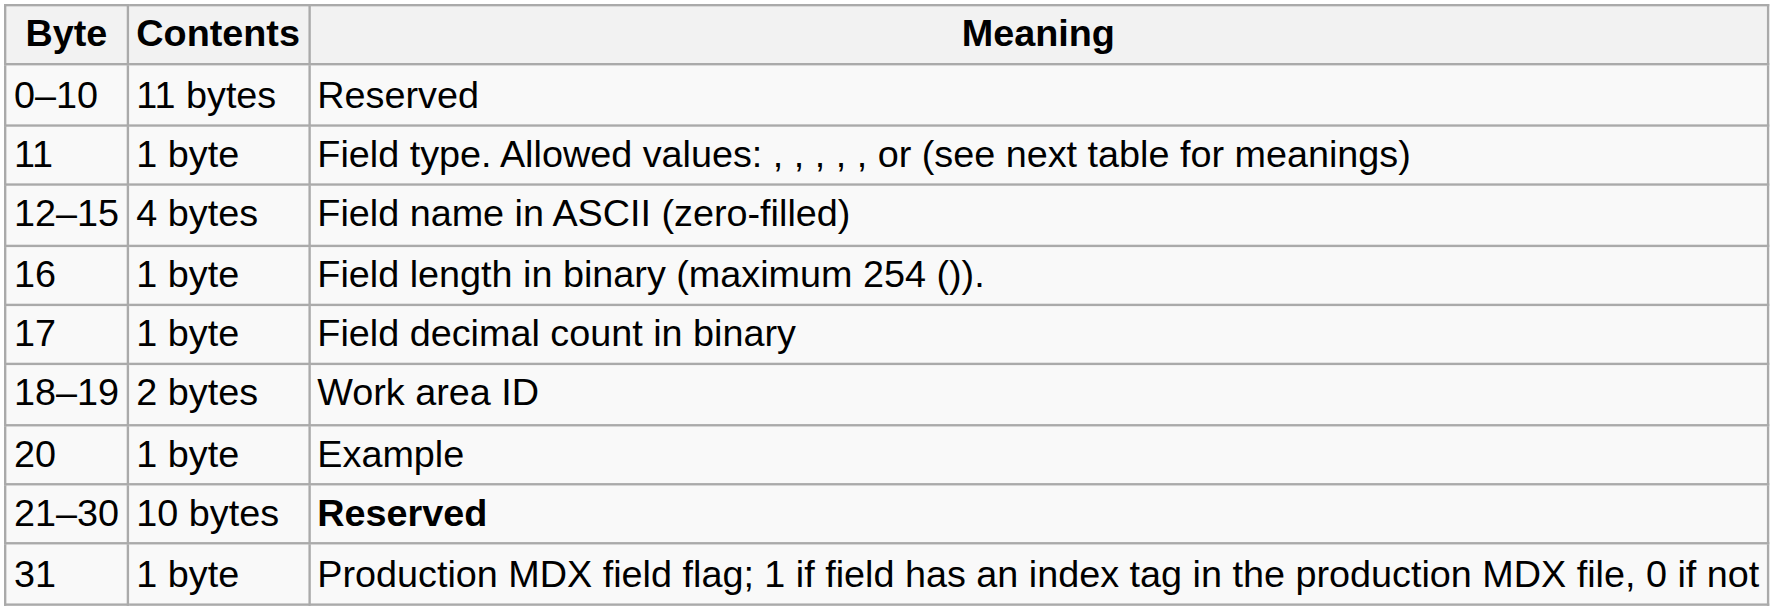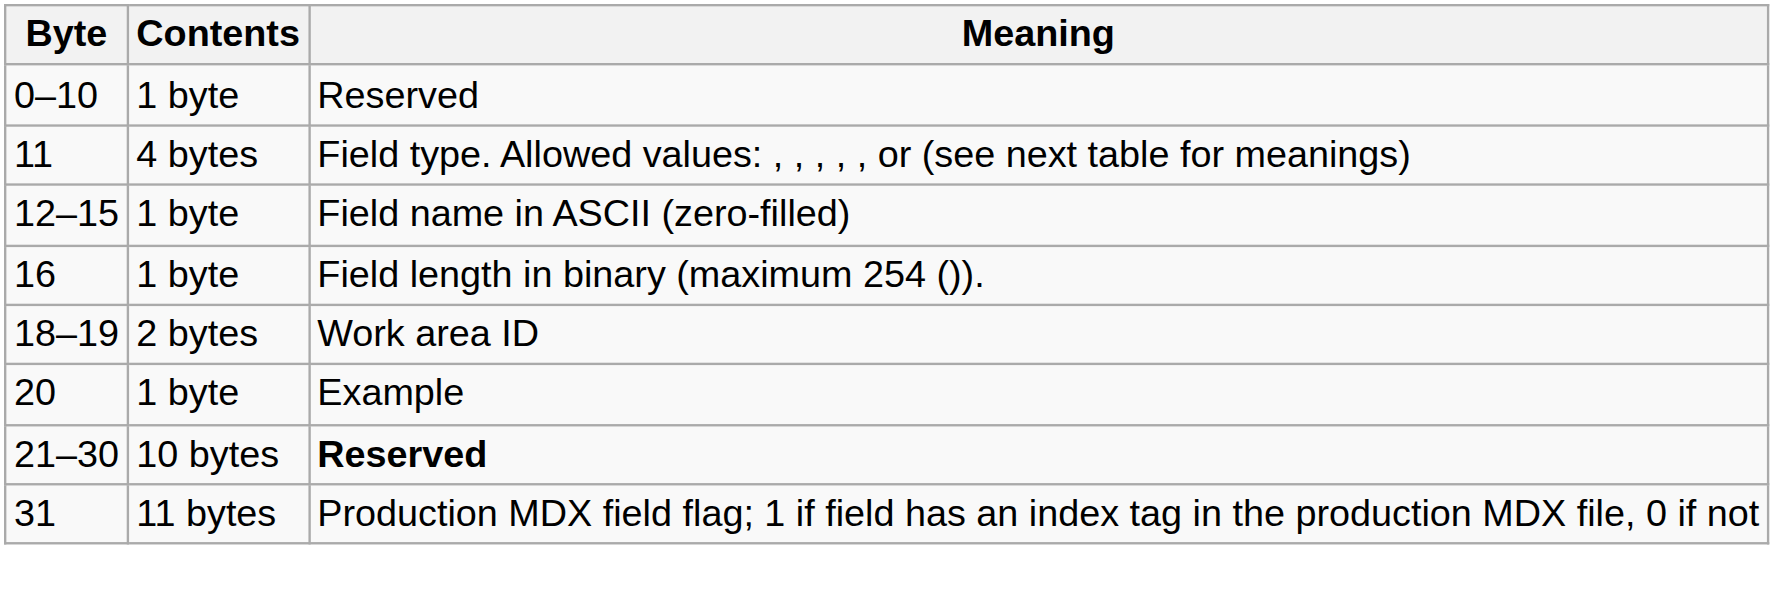(206, 94) 11 bytes -> (188, 94) 1 byte
(188, 154) 1 byte -> (197, 154) 4 bytes
(197, 214) 4 bytes -> (188, 214) 1 byte
- row: (35, 333)
(188, 573) 1 byte -> (206, 513) 11 bytes
